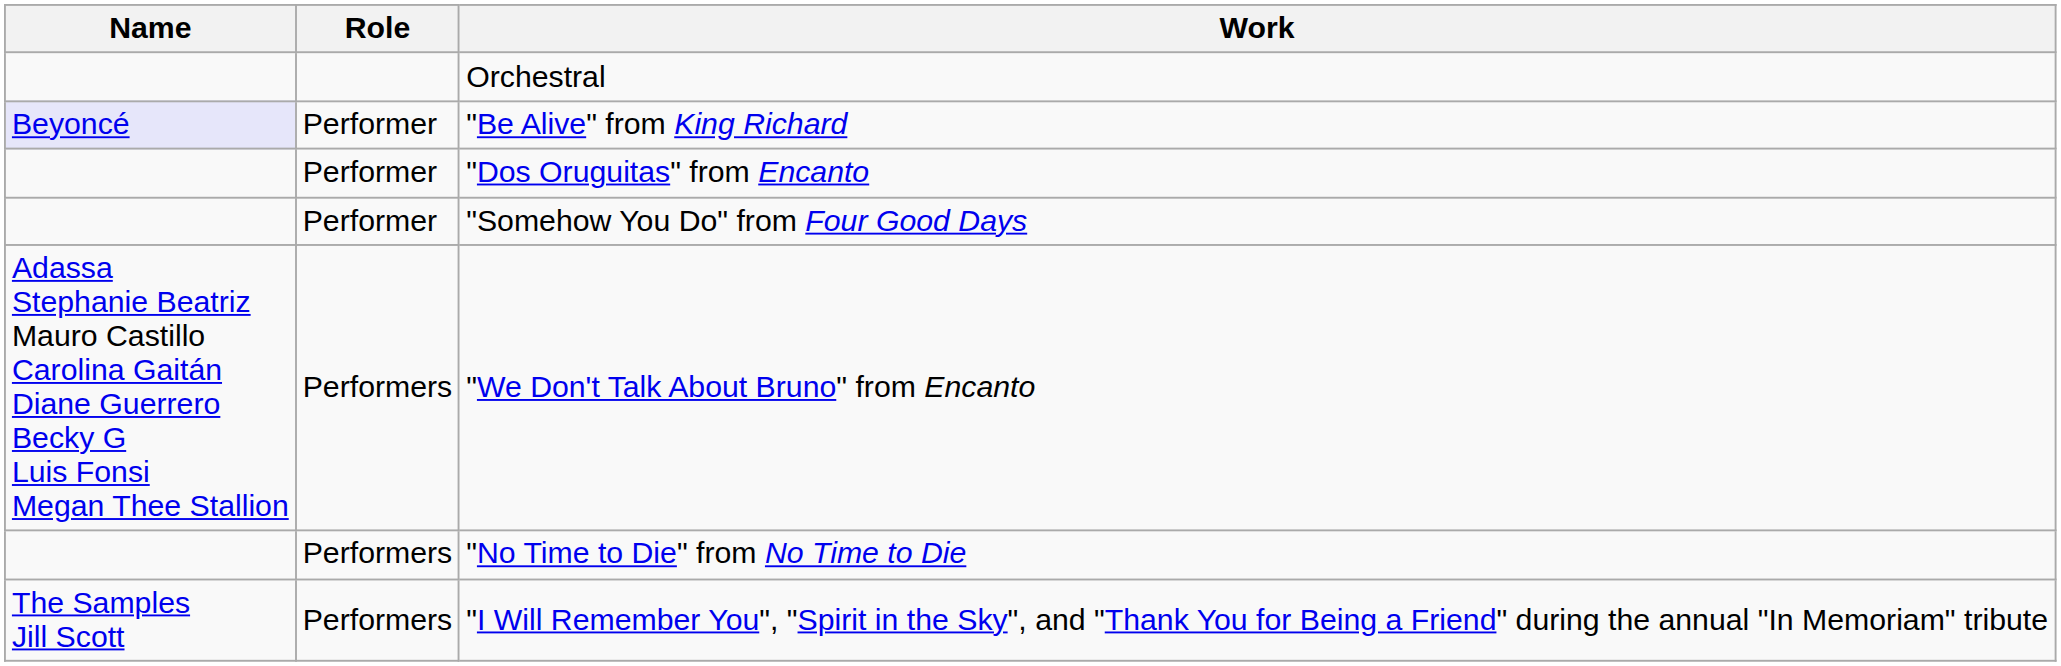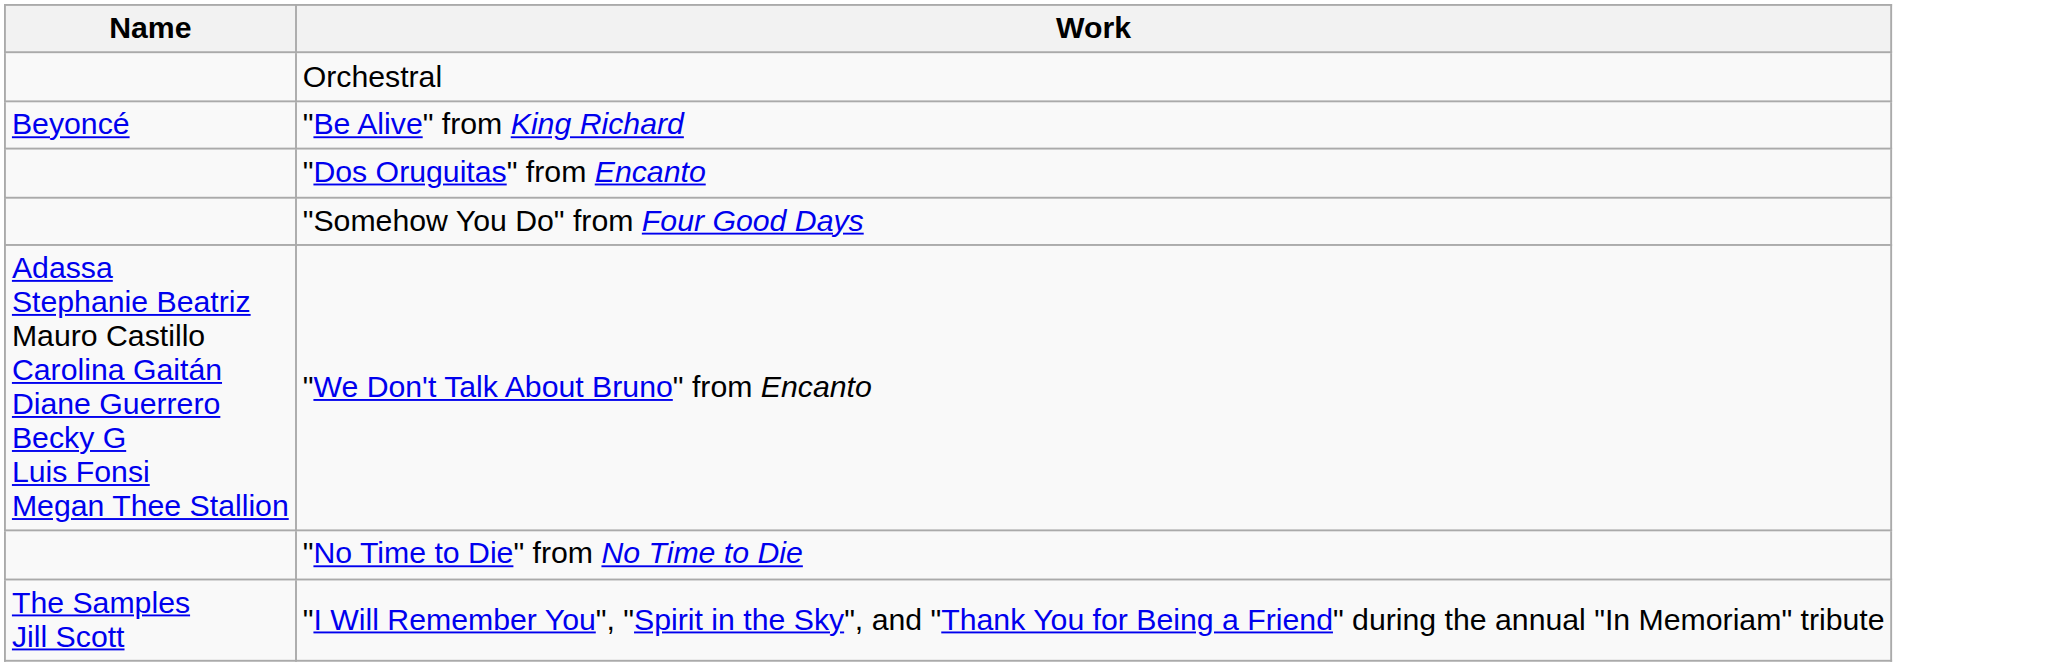- column: (377, 28)
(71, 124) lavender background -> (71, 124) no background
